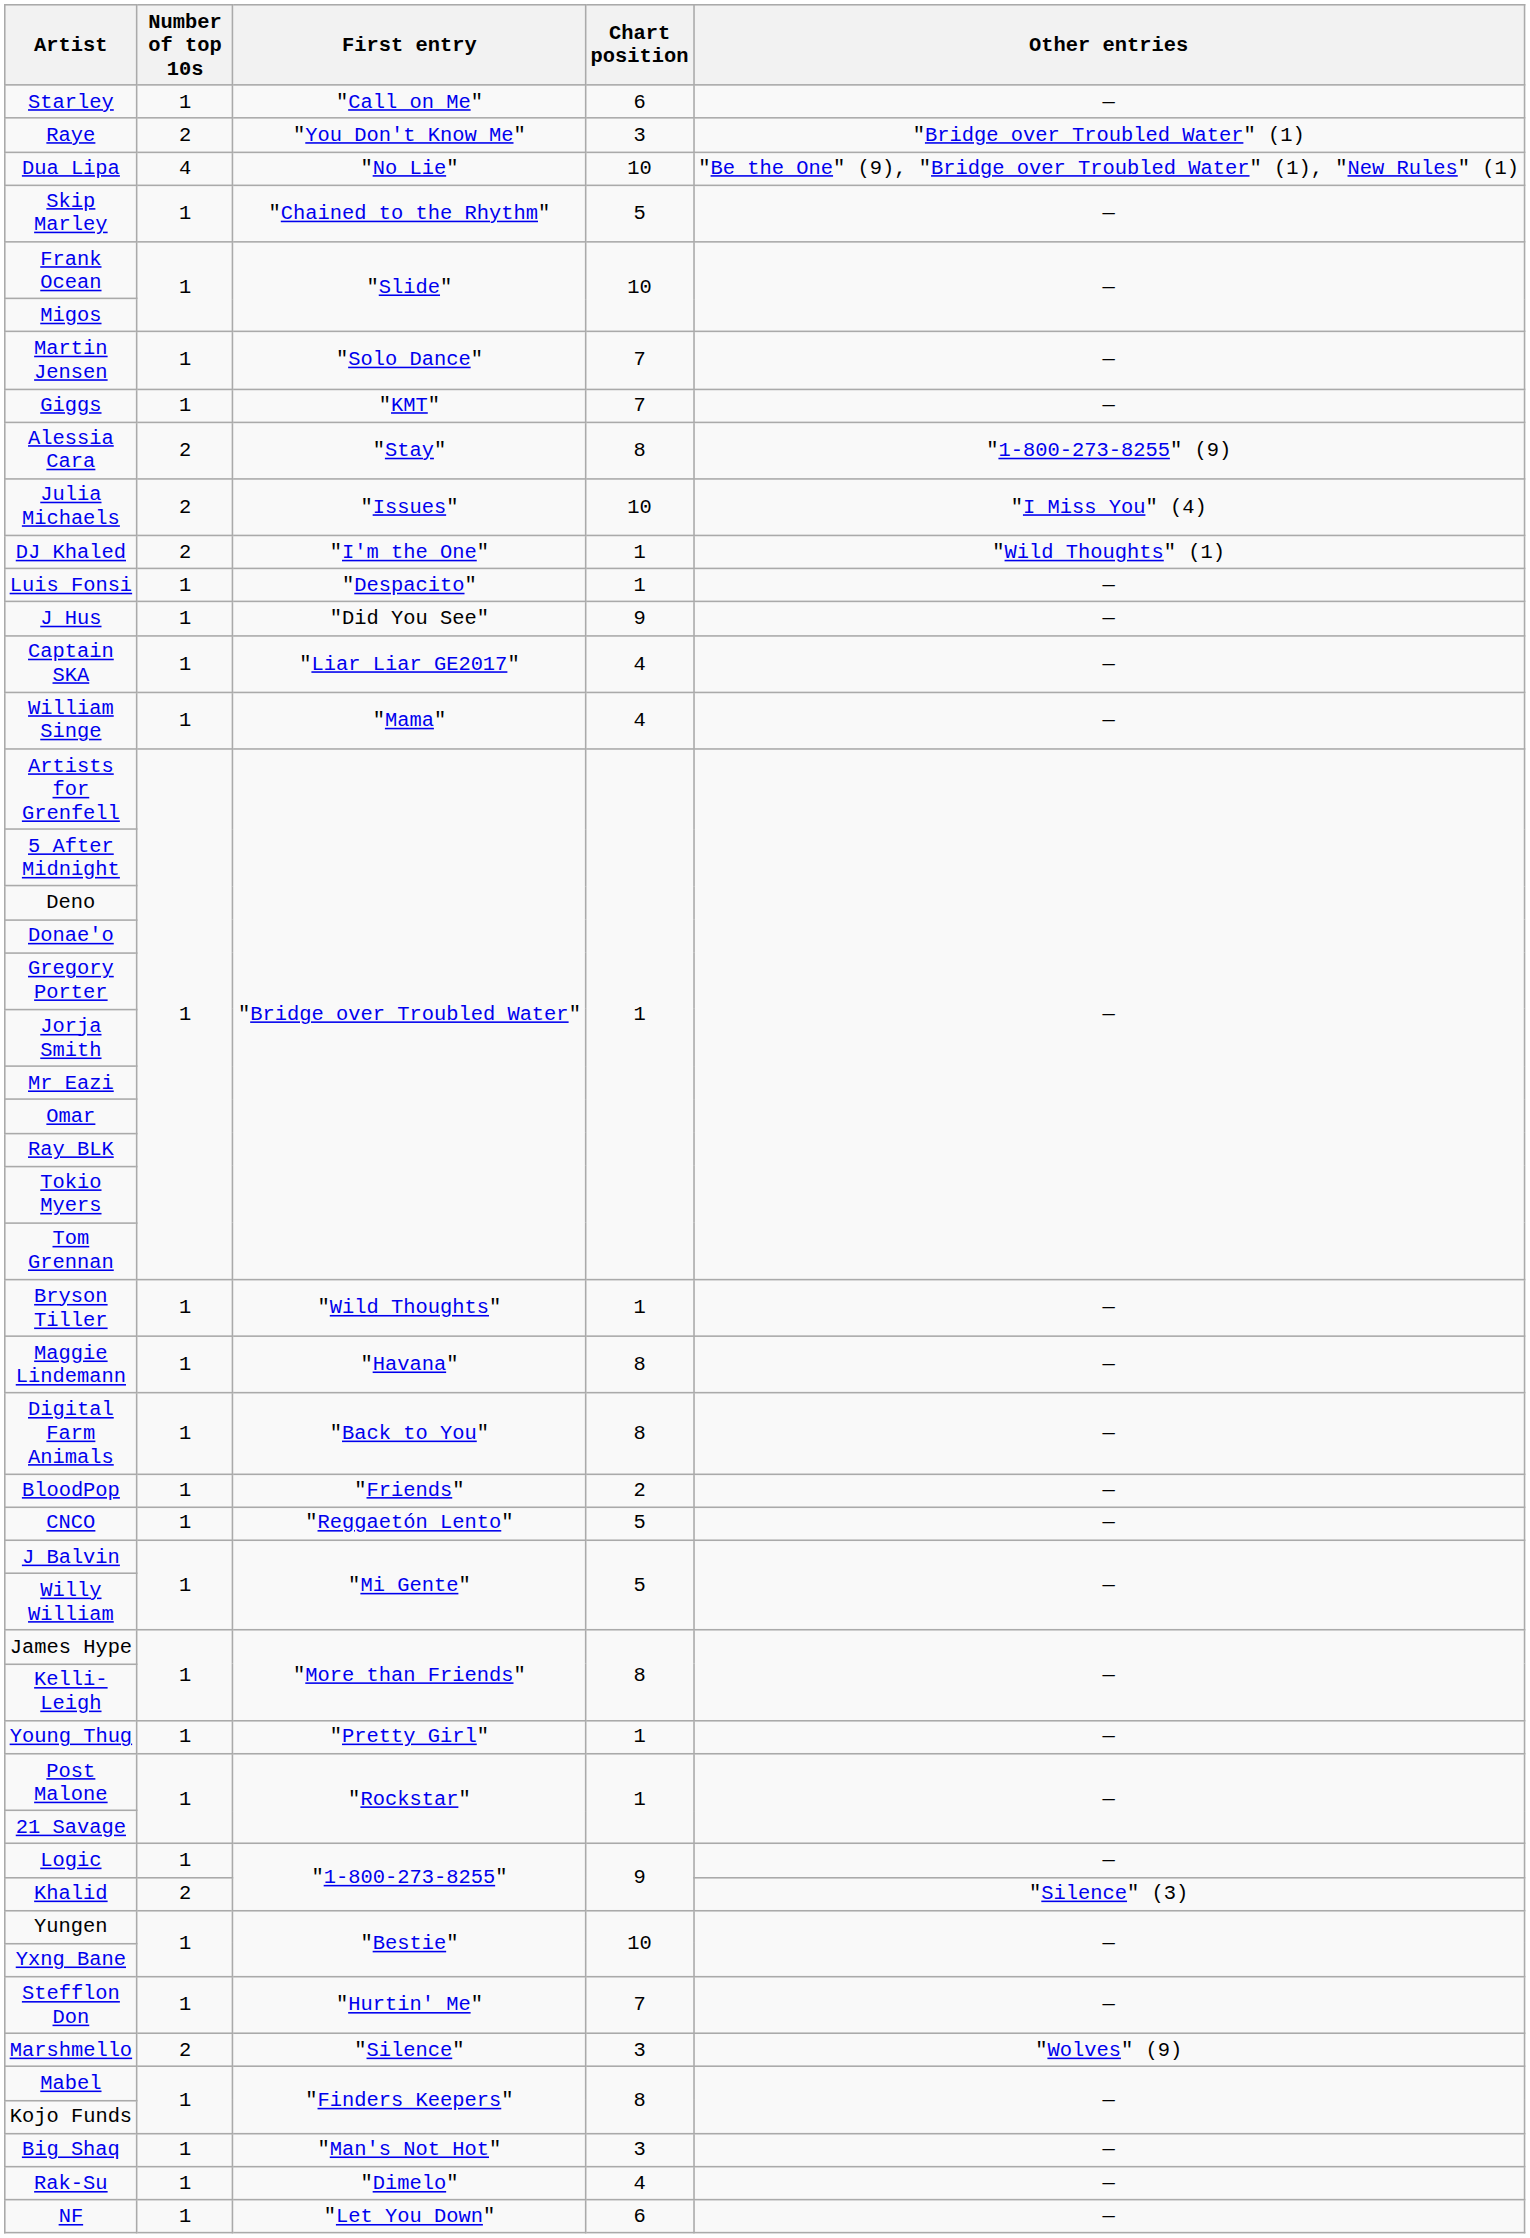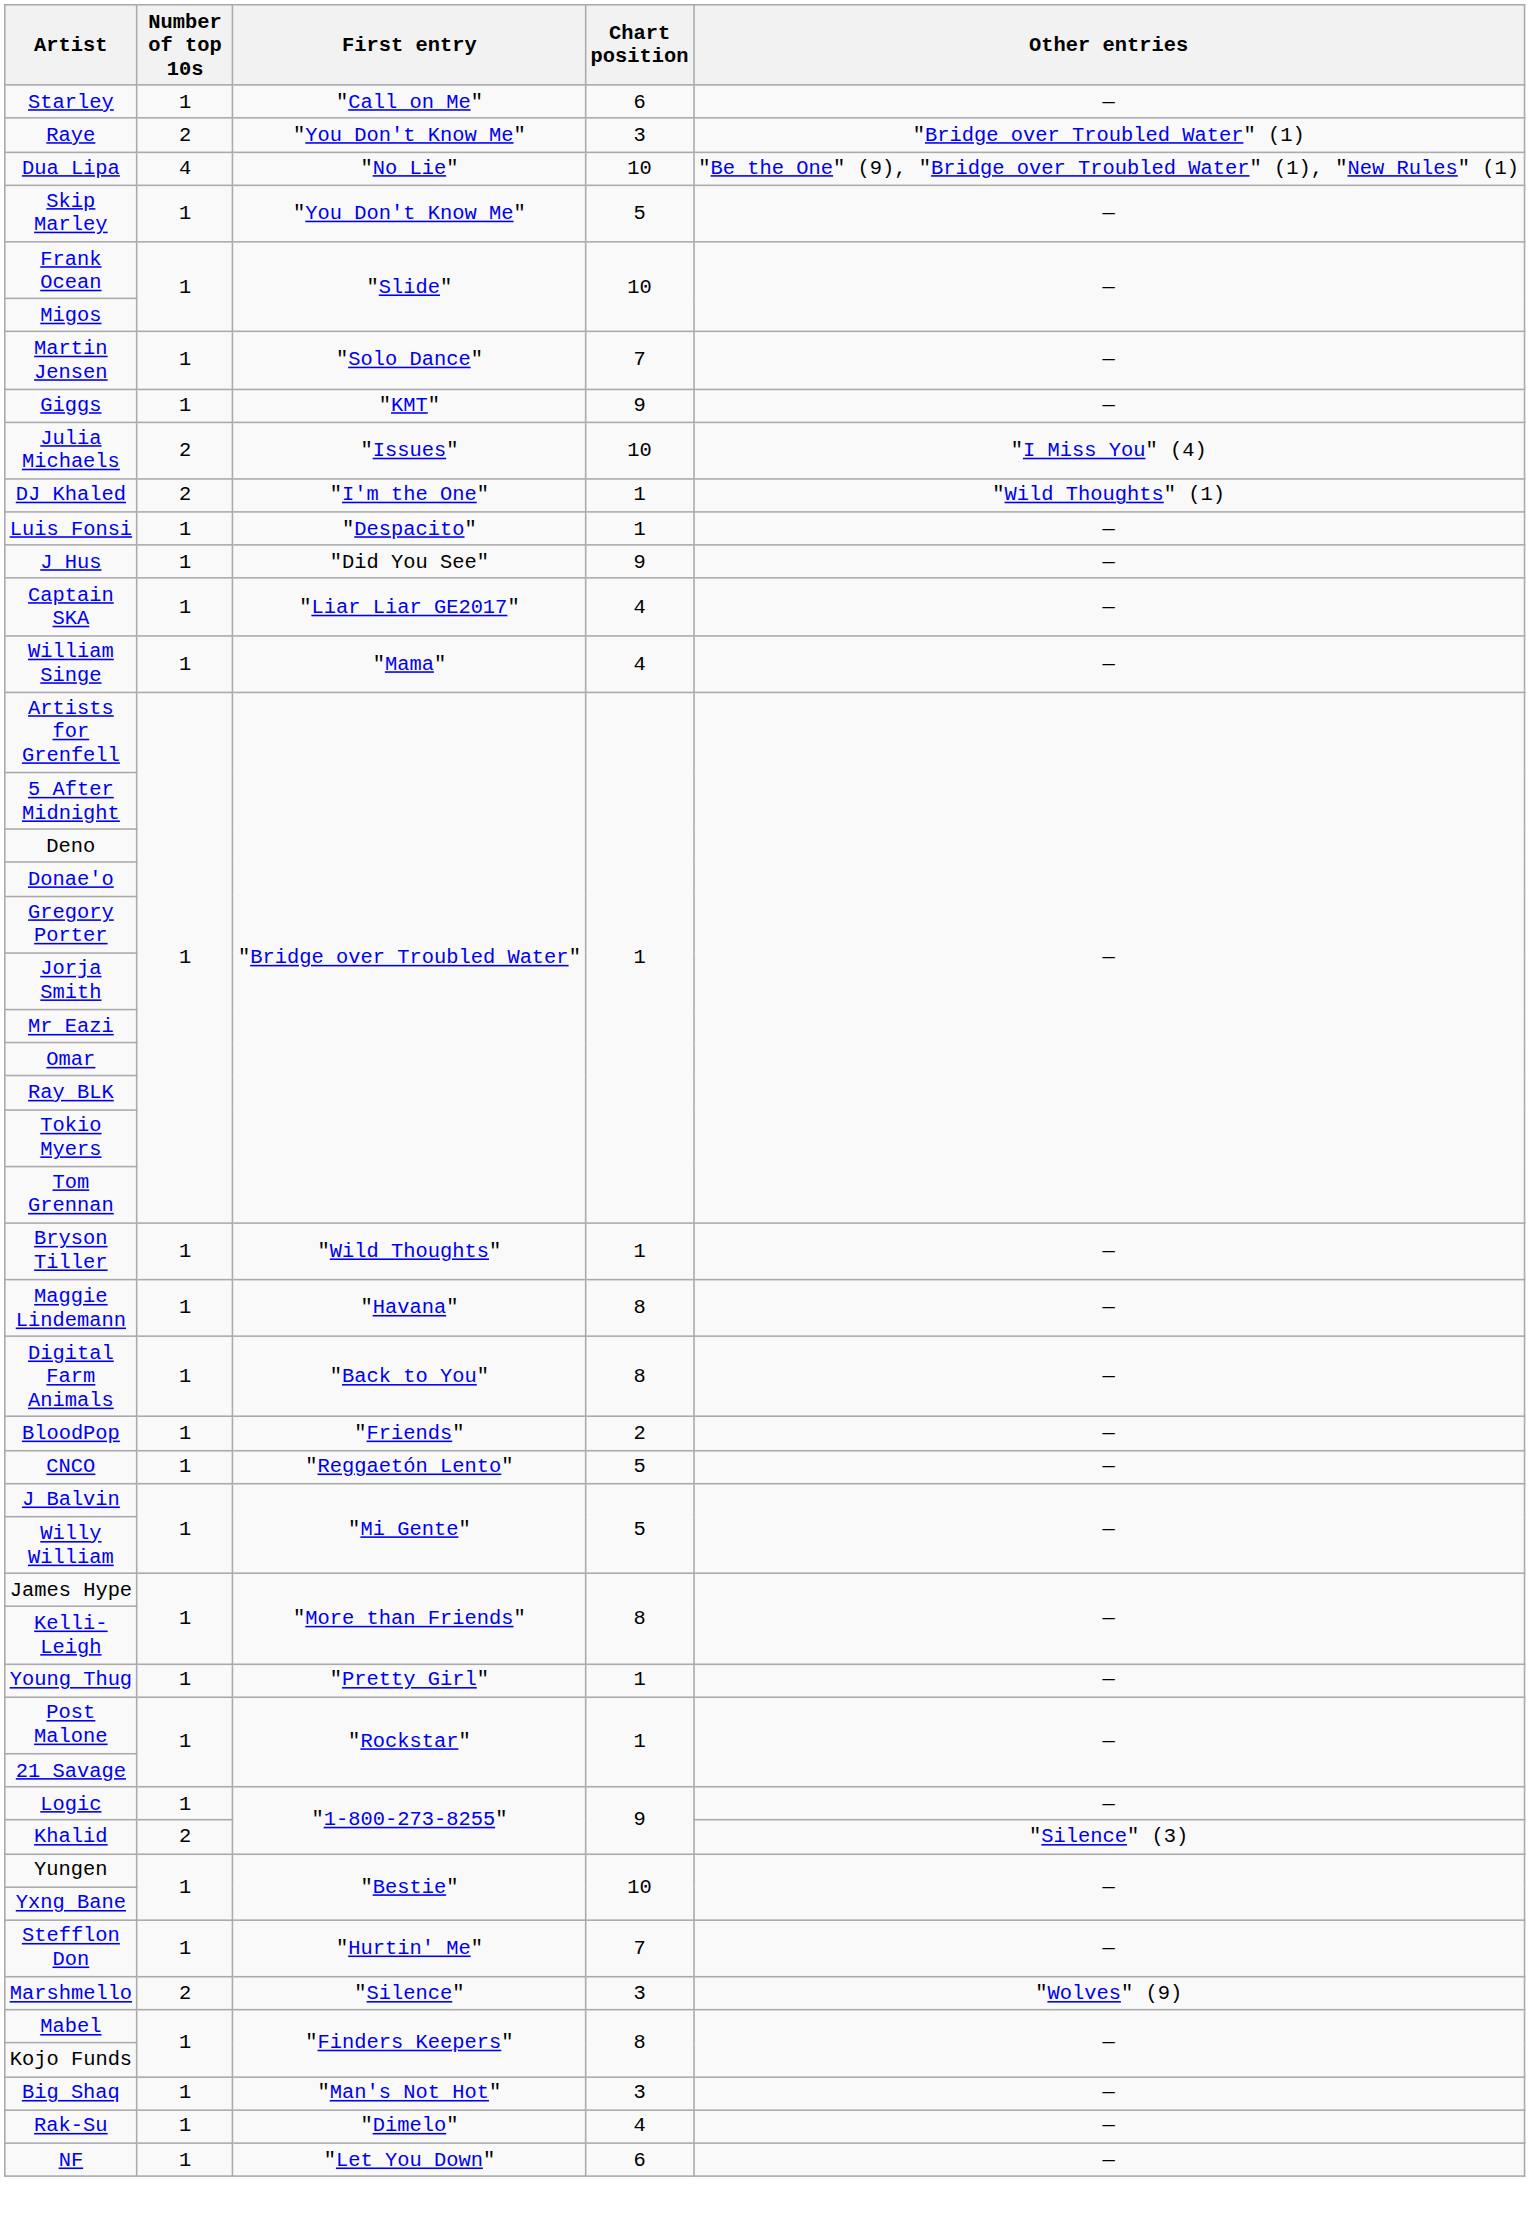(409, 213) "Chained to the Rhythm" -> (409, 213) "You Don't Know Me"
(640, 405) 7 -> (640, 405) 9
- row: (71, 450)
